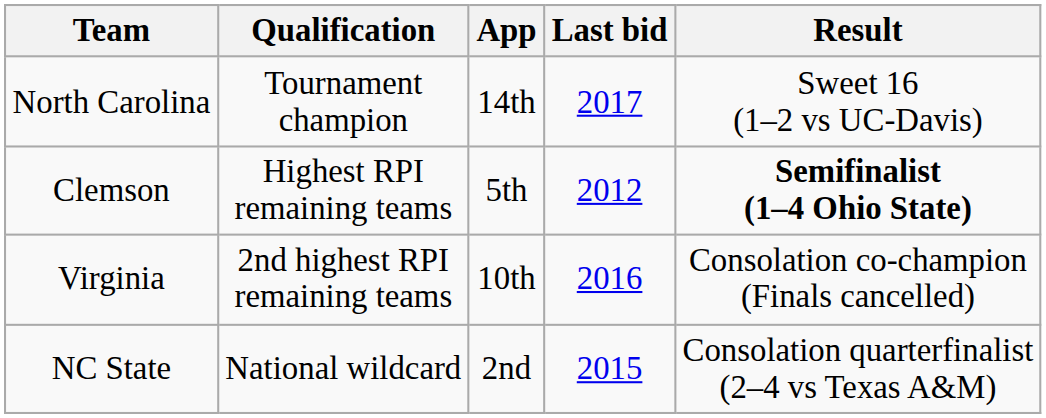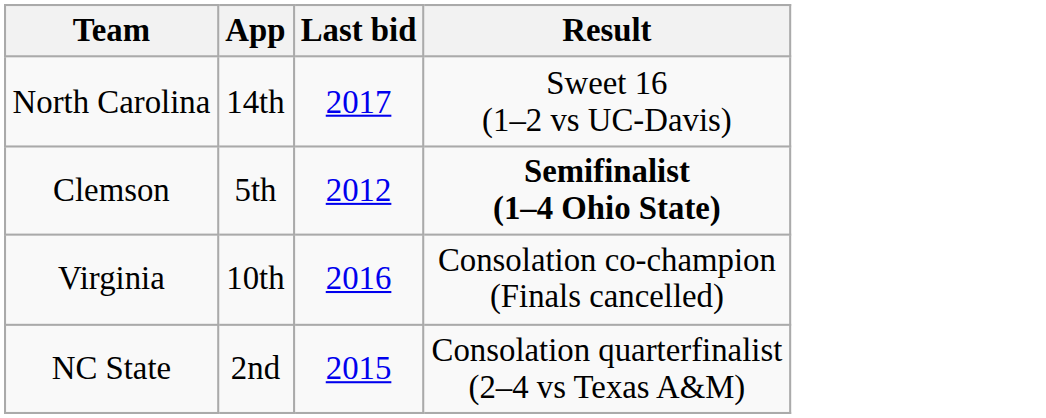- column: (343, 30)
